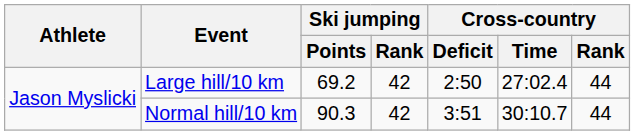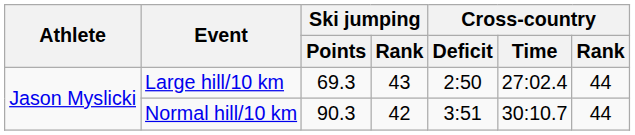(336, 82) 69.2 -> (336, 82) 69.3
(399, 82) 42 -> (399, 82) 43
